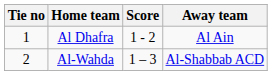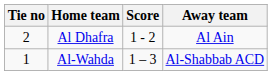(26, 37) 1 -> (26, 37) 2
(26, 59) 2 -> (26, 59) 1
